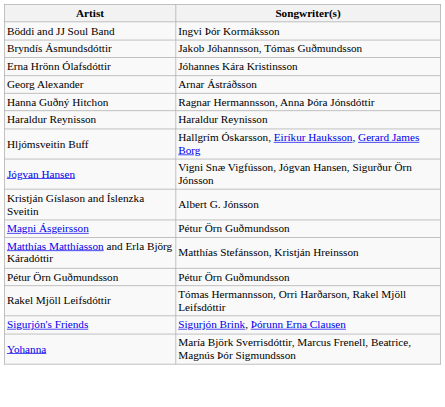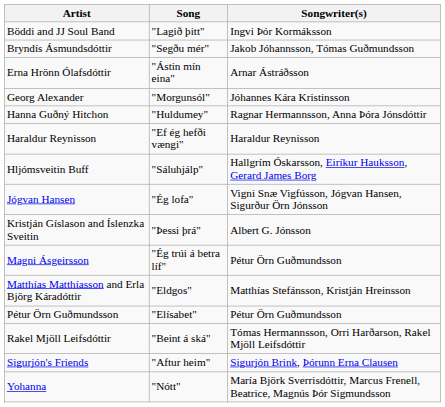+ column: (188, 13)
(238, 66) Jóhannes Kára Kristinsson -> (270, 72) Arnar Ástráðsson
(218, 84) Arnar Ástráðsson -> (290, 97) Jóhannes Kára Kristinsson
